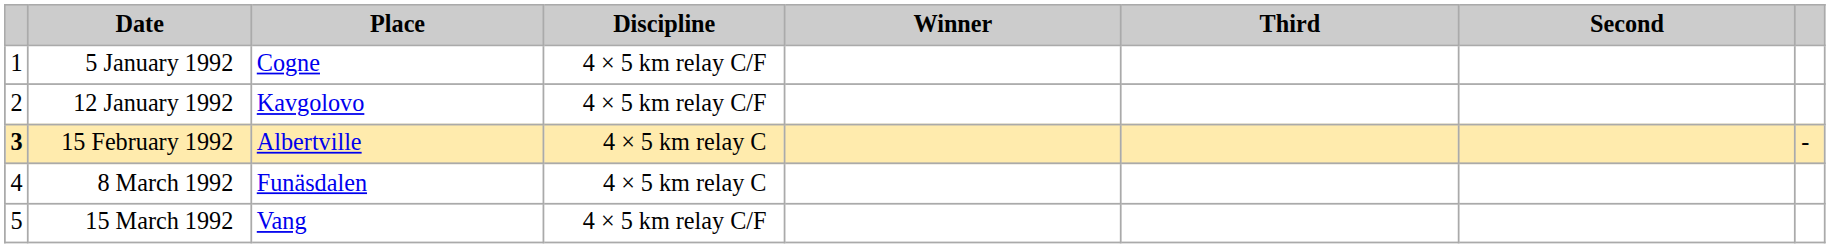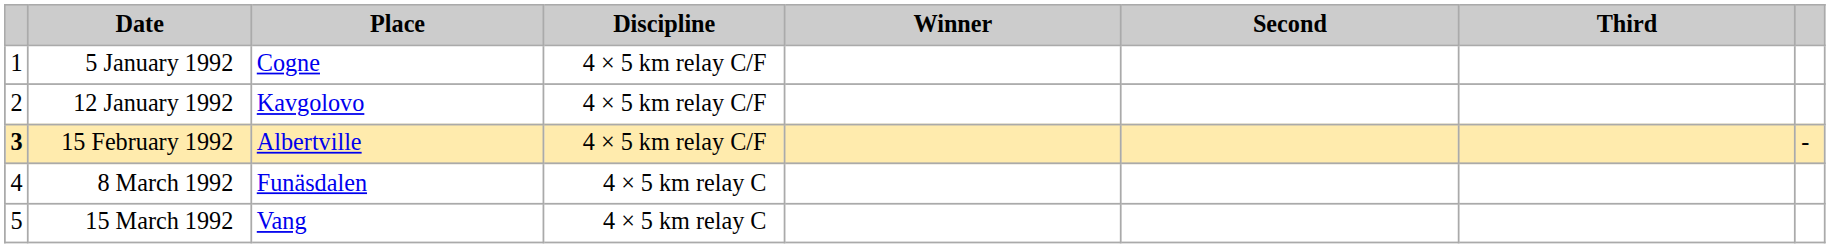columns swapped: (1627, 24) <-> (1290, 24)
(691, 142) 4 × 5 km relay C -> (681, 142) 4 × 5 km relay C/F
(681, 222) 4 × 5 km relay C/F -> (691, 222) 4 × 5 km relay C
